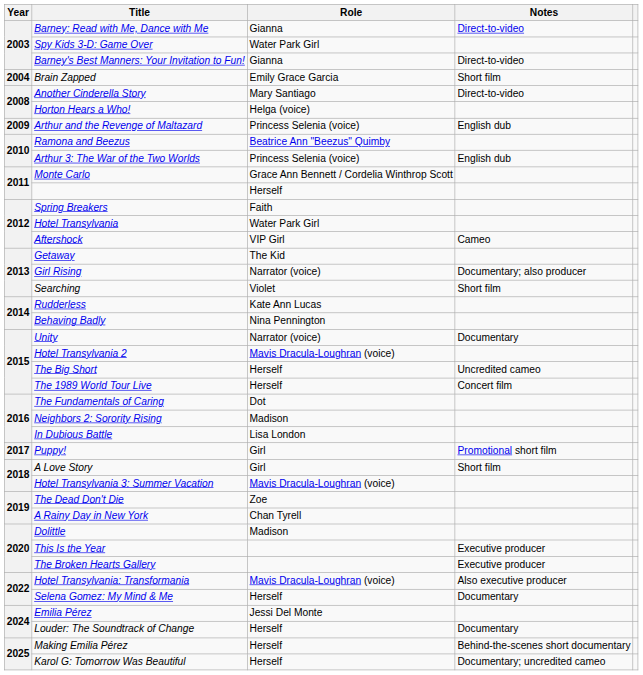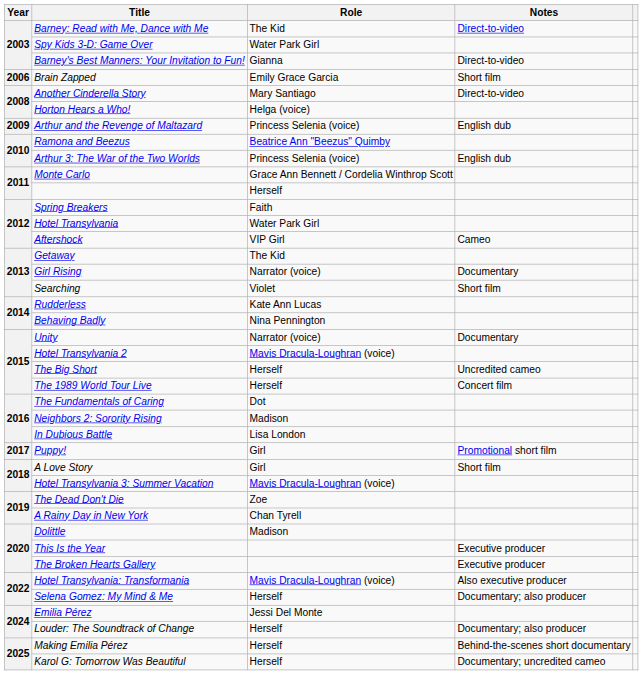(266, 28) Gianna -> (267, 28) The Kid
(18, 77) 2004 -> (18, 77) 2006
(522, 272) Documentary; also producer -> (488, 272) Documentary
(488, 597) Documentary -> (522, 597) Documentary; also producer
(488, 629) Documentary -> (522, 629) Documentary; also producer
